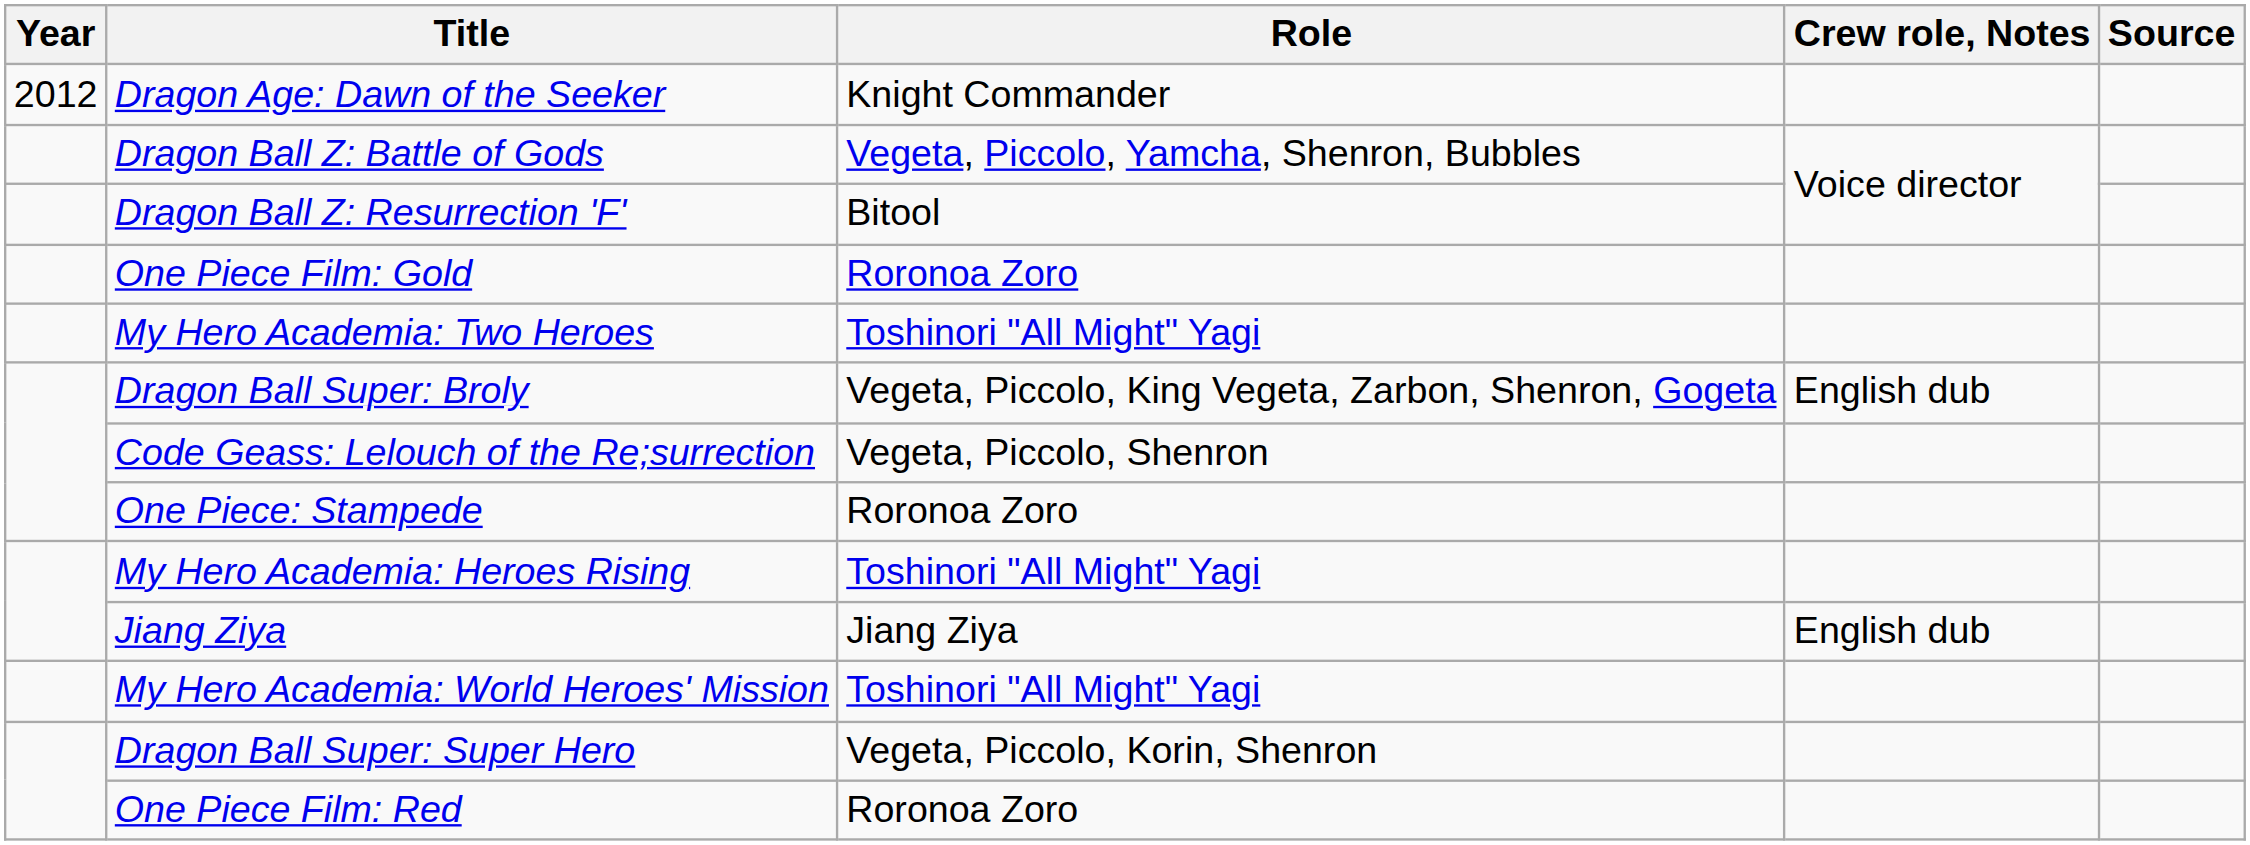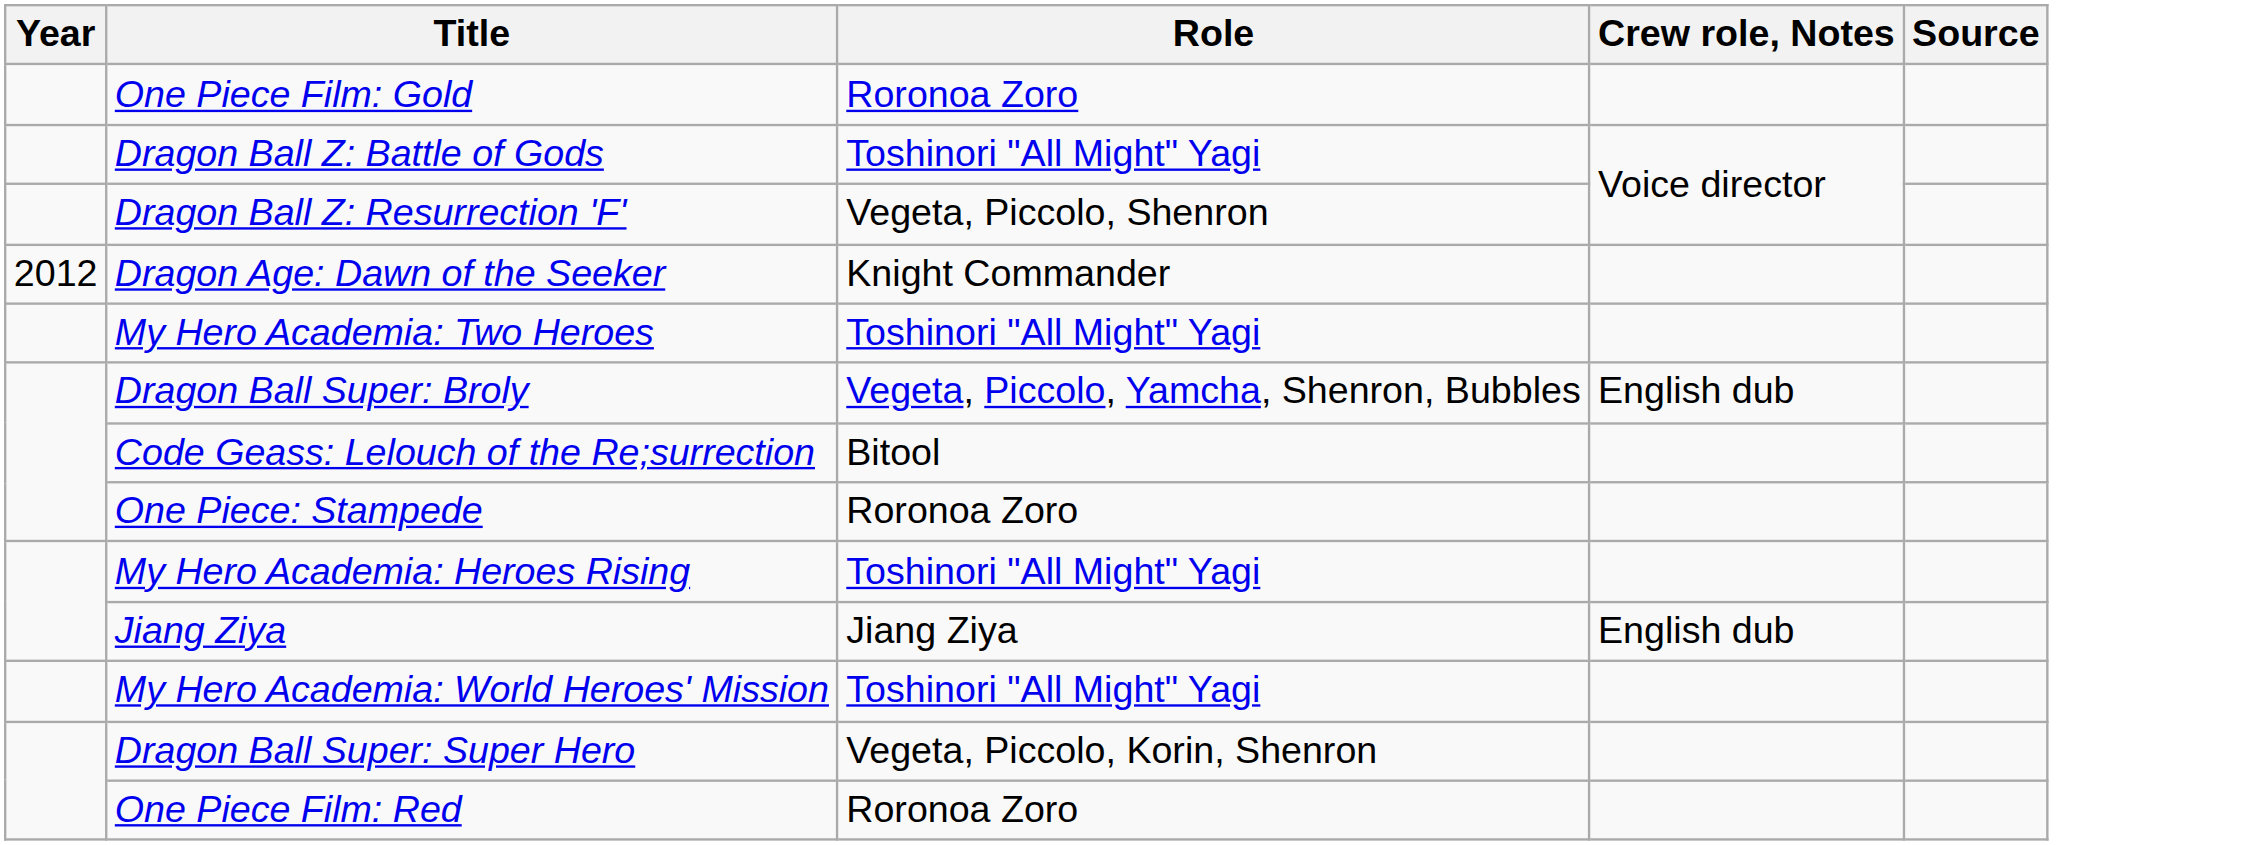rows swapped: (390, 93) <-> (293, 272)
(1213, 153) Vegeta, Piccolo, Yamcha, Shenron, Bubbles -> (1053, 153) Toshinori "All Might" Yagi
(893, 213) Bitool -> (1057, 213) Vegeta, Piccolo, Shenron
(1311, 392) Vegeta, Piccolo, King Vegeta, Zarbon, Shenron, Gogeta -> (1213, 392) Vegeta, Piccolo, Yamcha, Shenron, Bubbles
(1057, 451) Vegeta, Piccolo, Shenron -> (893, 451) Bitool
